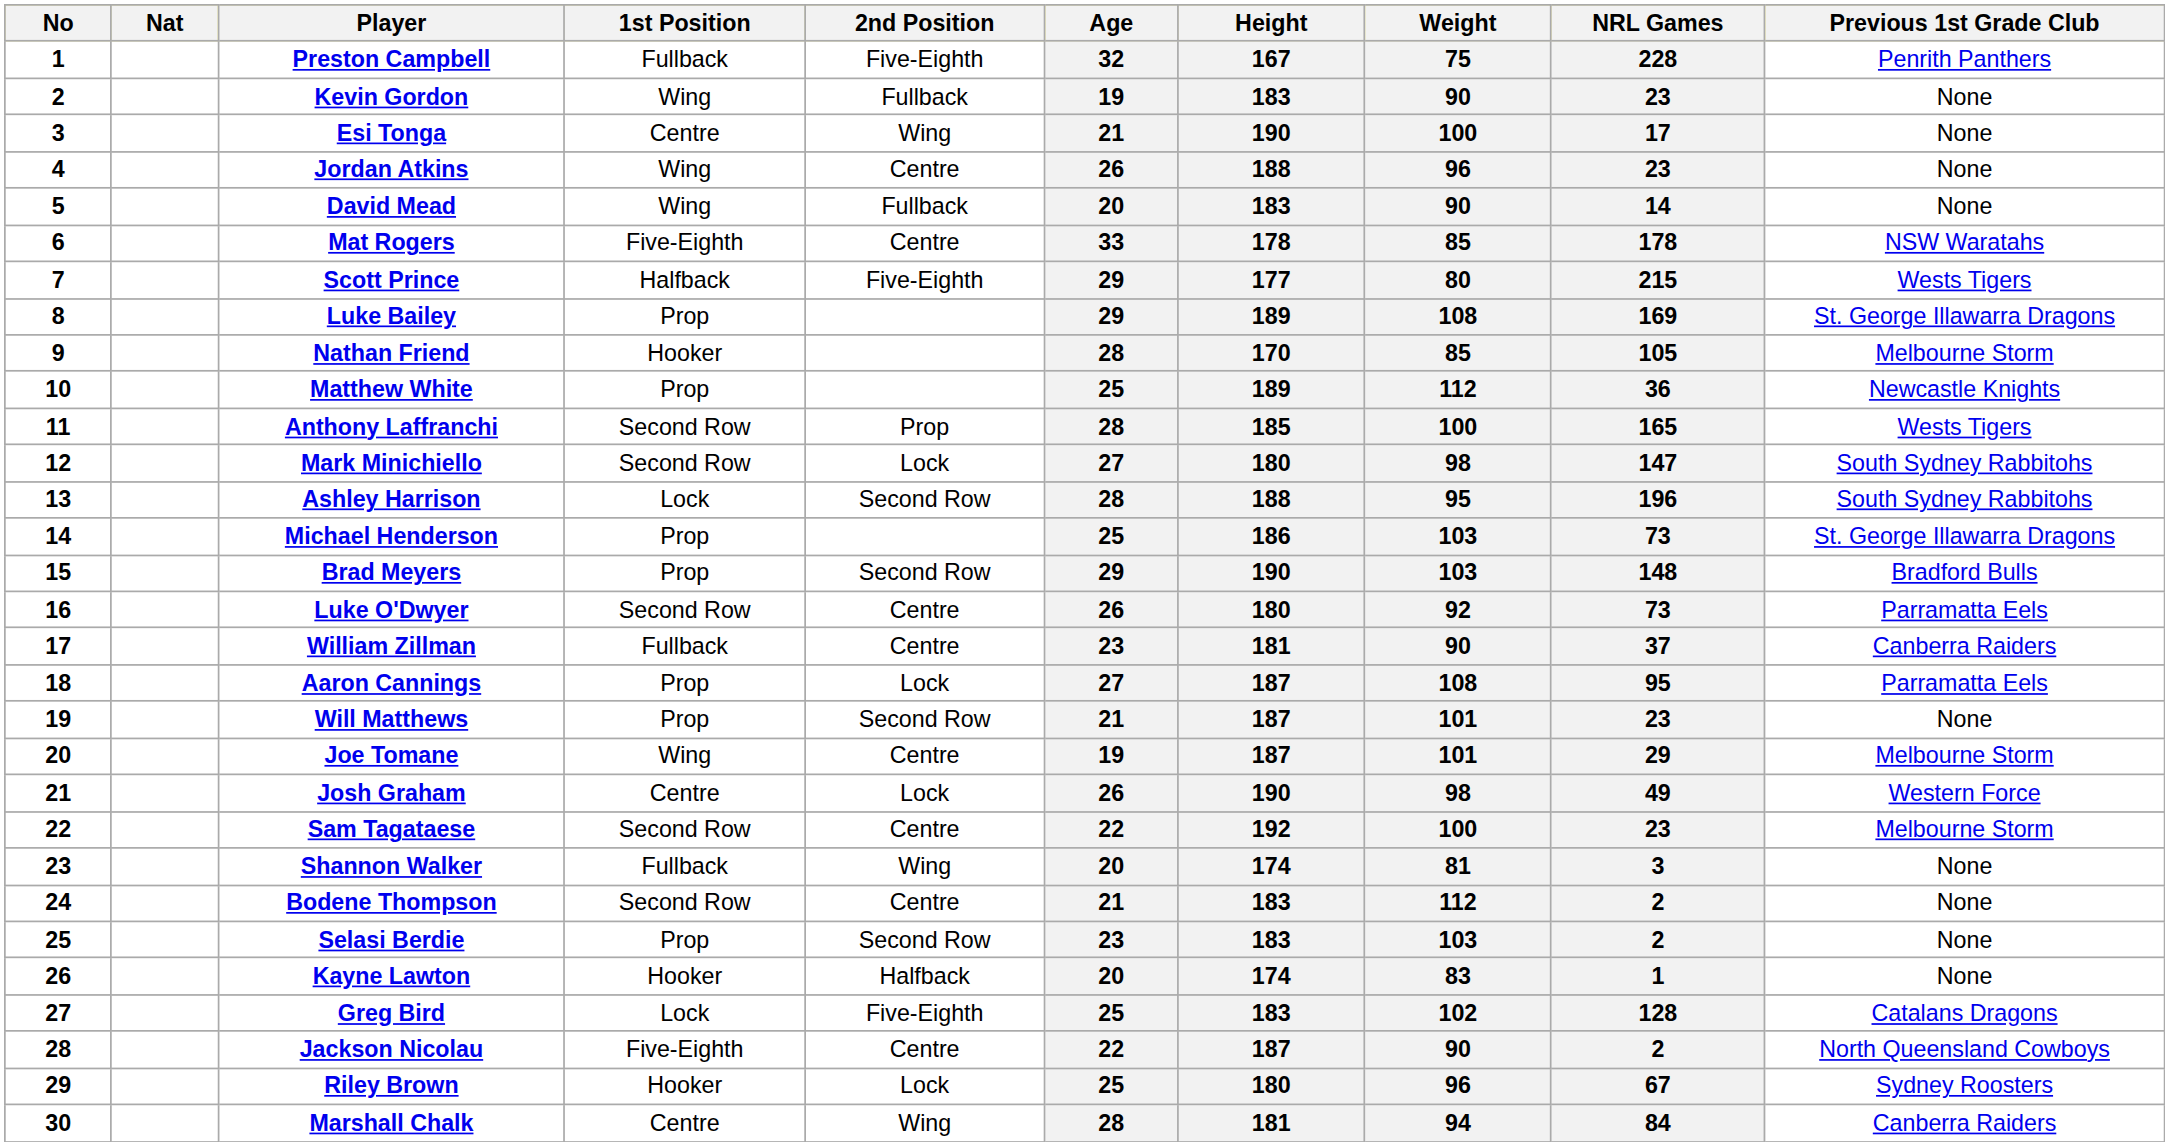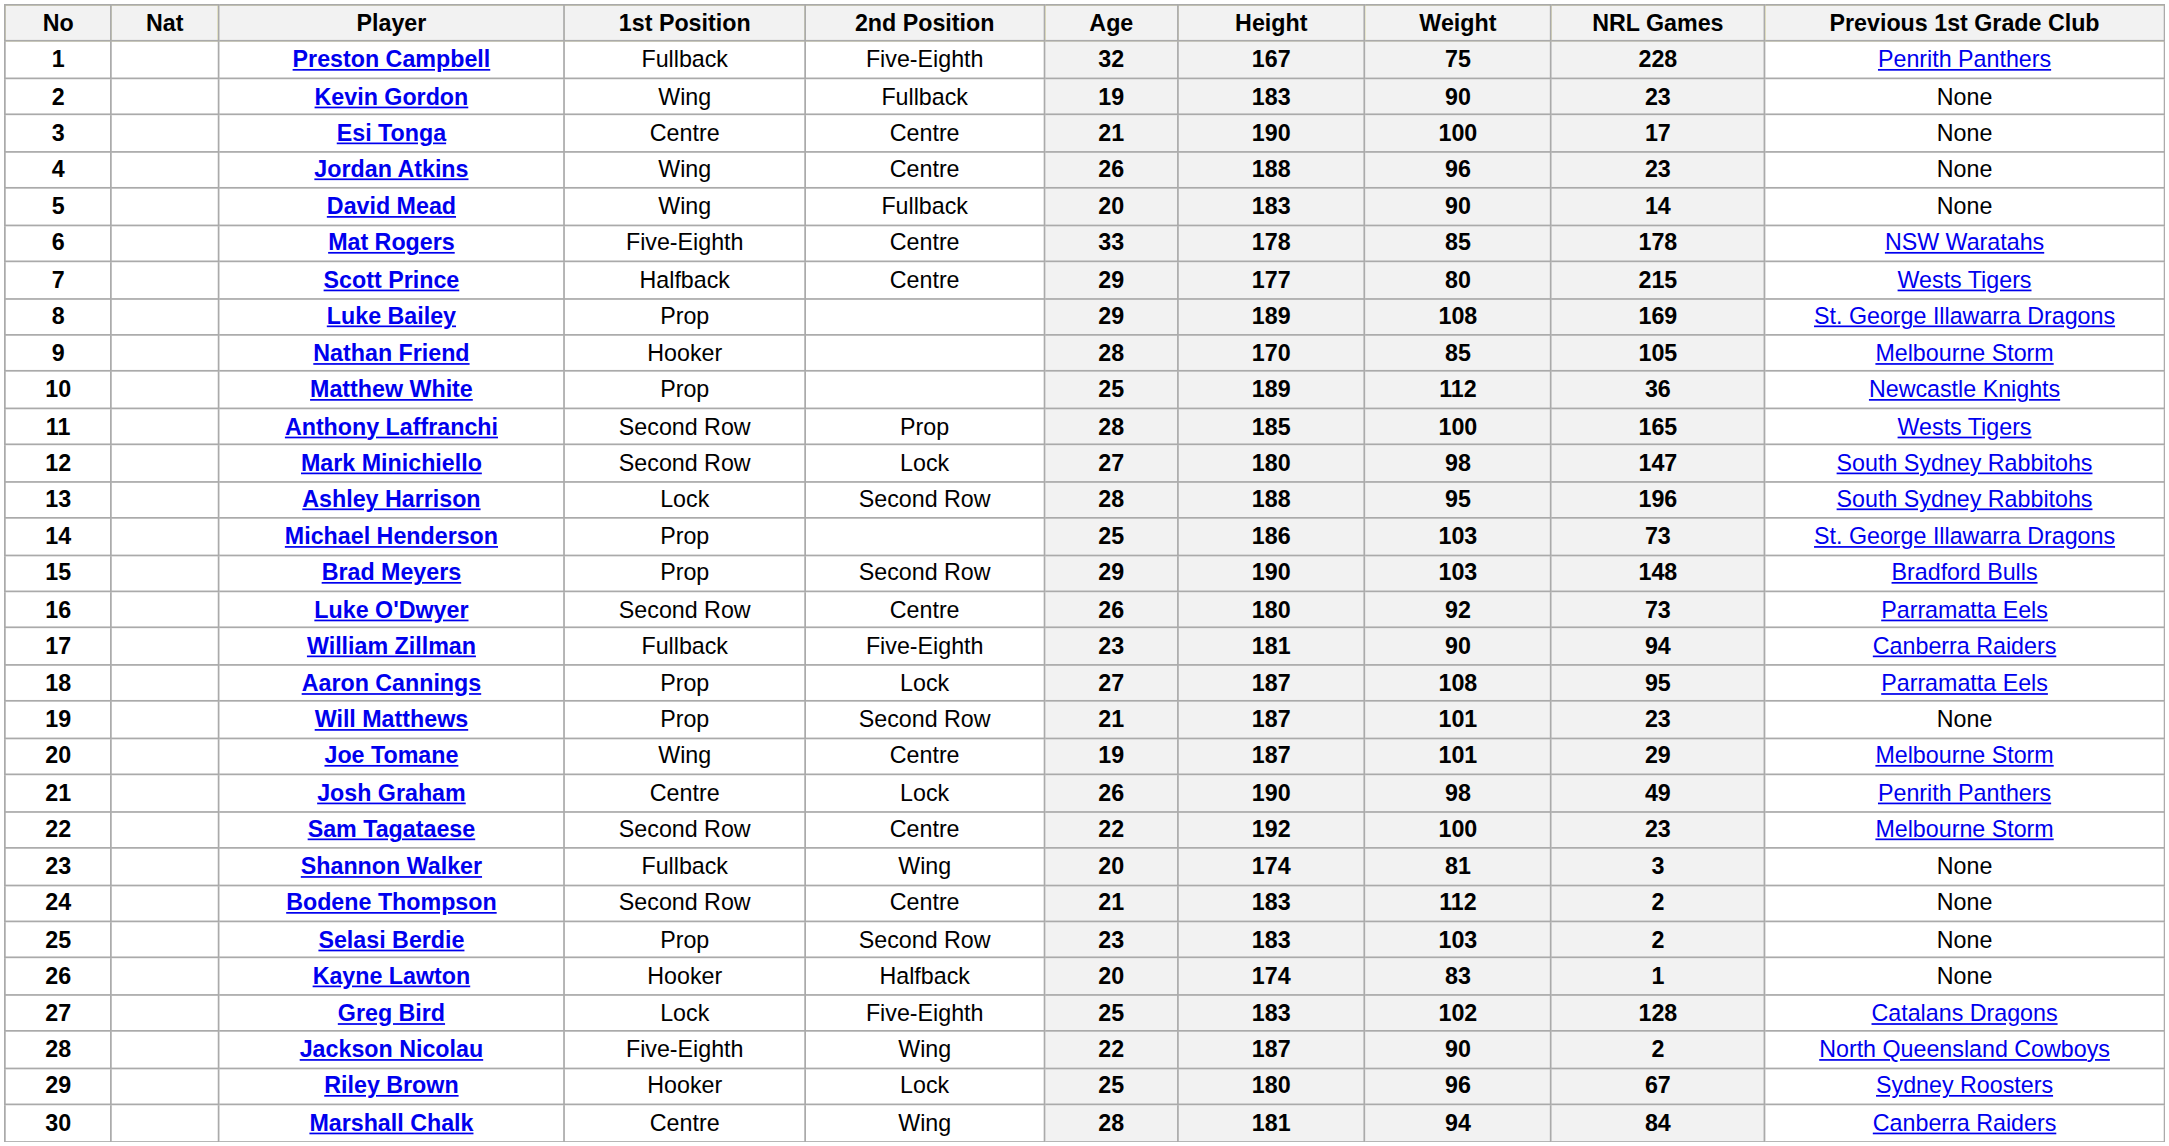(925, 133) Wing -> (925, 133) Centre
(925, 279) Five-Eighth -> (925, 279) Centre
(925, 646) Centre -> (925, 646) Five-Eighth
(1658, 646) 37 -> (1658, 646) 94
(1965, 793) Western Force -> (1965, 793) Penrith Panthers
(925, 1049) Centre -> (925, 1049) Wing
